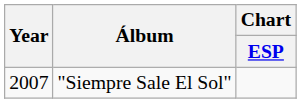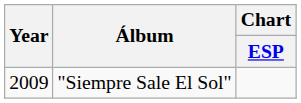(29, 82) 2007 -> (29, 82) 2009
